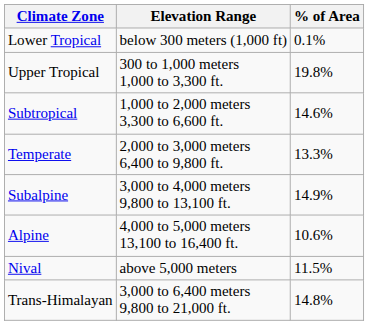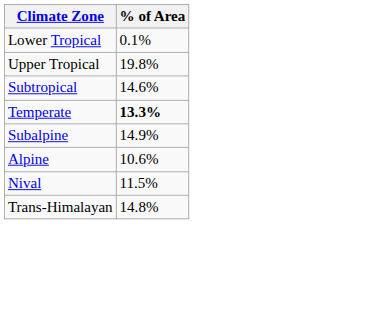- column: (203, 16)
(313, 154) normal -> (140, 111) bold
